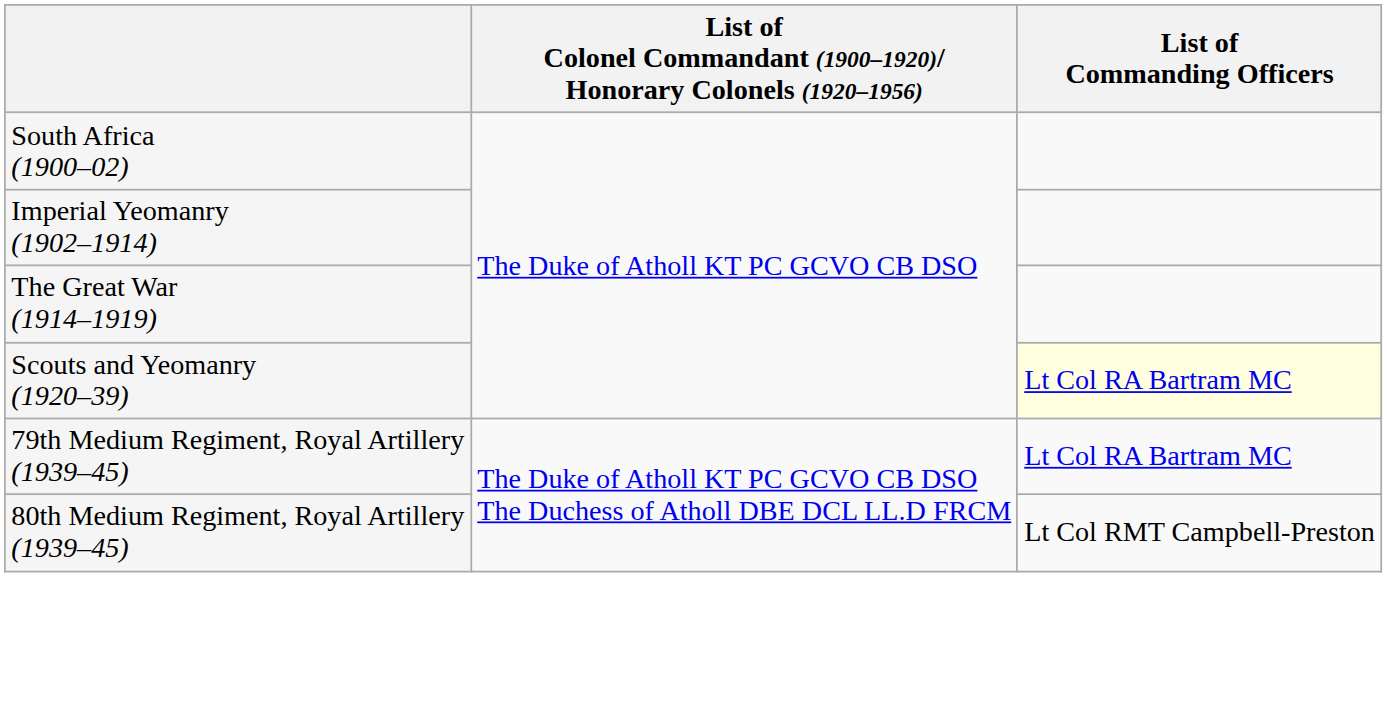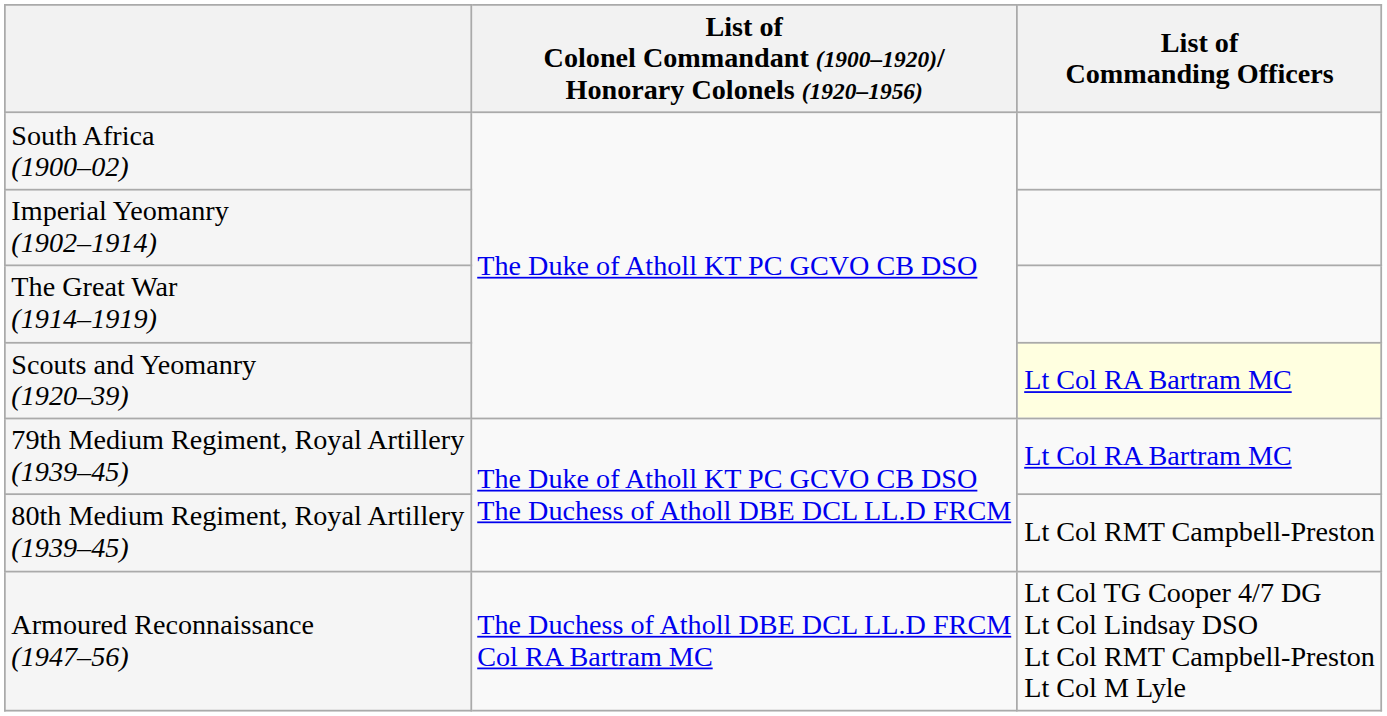+ row: (163, 640)
